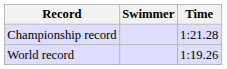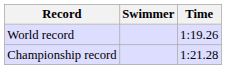rows swapped: (41, 54) <-> (62, 34)
